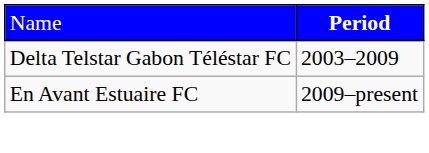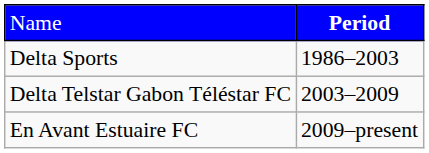+ row: (64, 58)
